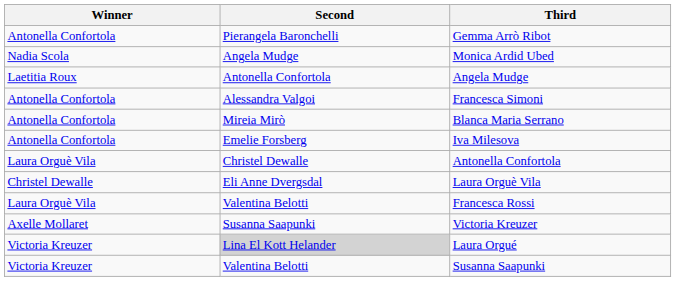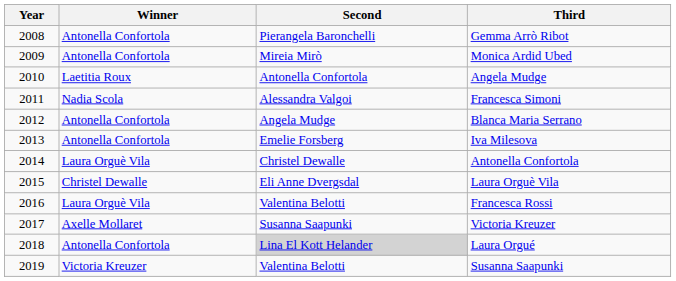+ column: (32, 15)
(38, 57) Nadia Scola -> (116, 57) Antonella Confortola
(261, 57) Angela Mudge -> (291, 57) Mireia Mirò
(61, 98) Antonella Confortola -> (92, 98) Nadia Scola
(254, 119) Mireia Mirò -> (297, 119) Angela Mudge
(50, 245) Victoria Kreuzer -> (116, 245) Antonella Confortola
